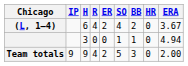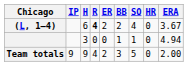columns swapped: (136, 11) <-> (122, 11)
(95, 26) normal -> (95, 26) bold
